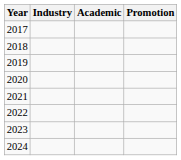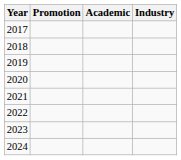columns swapped: (150, 12) <-> (52, 12)
